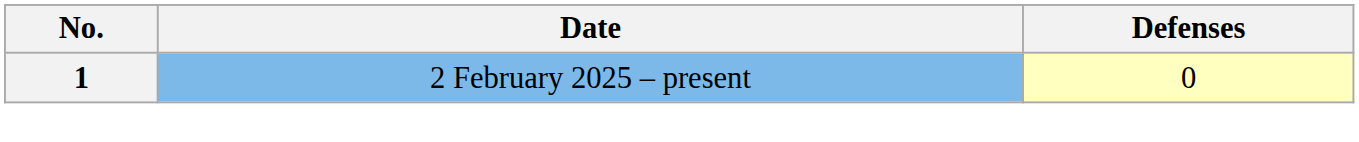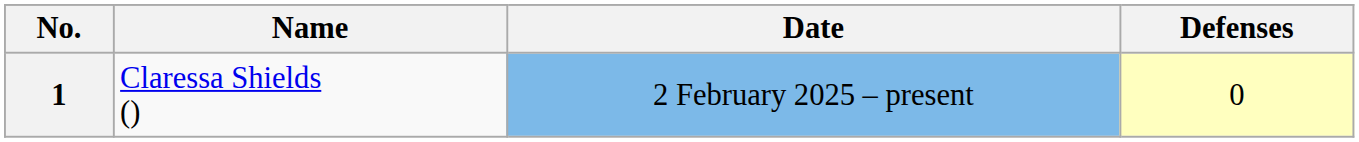+ column: (310, 28)
